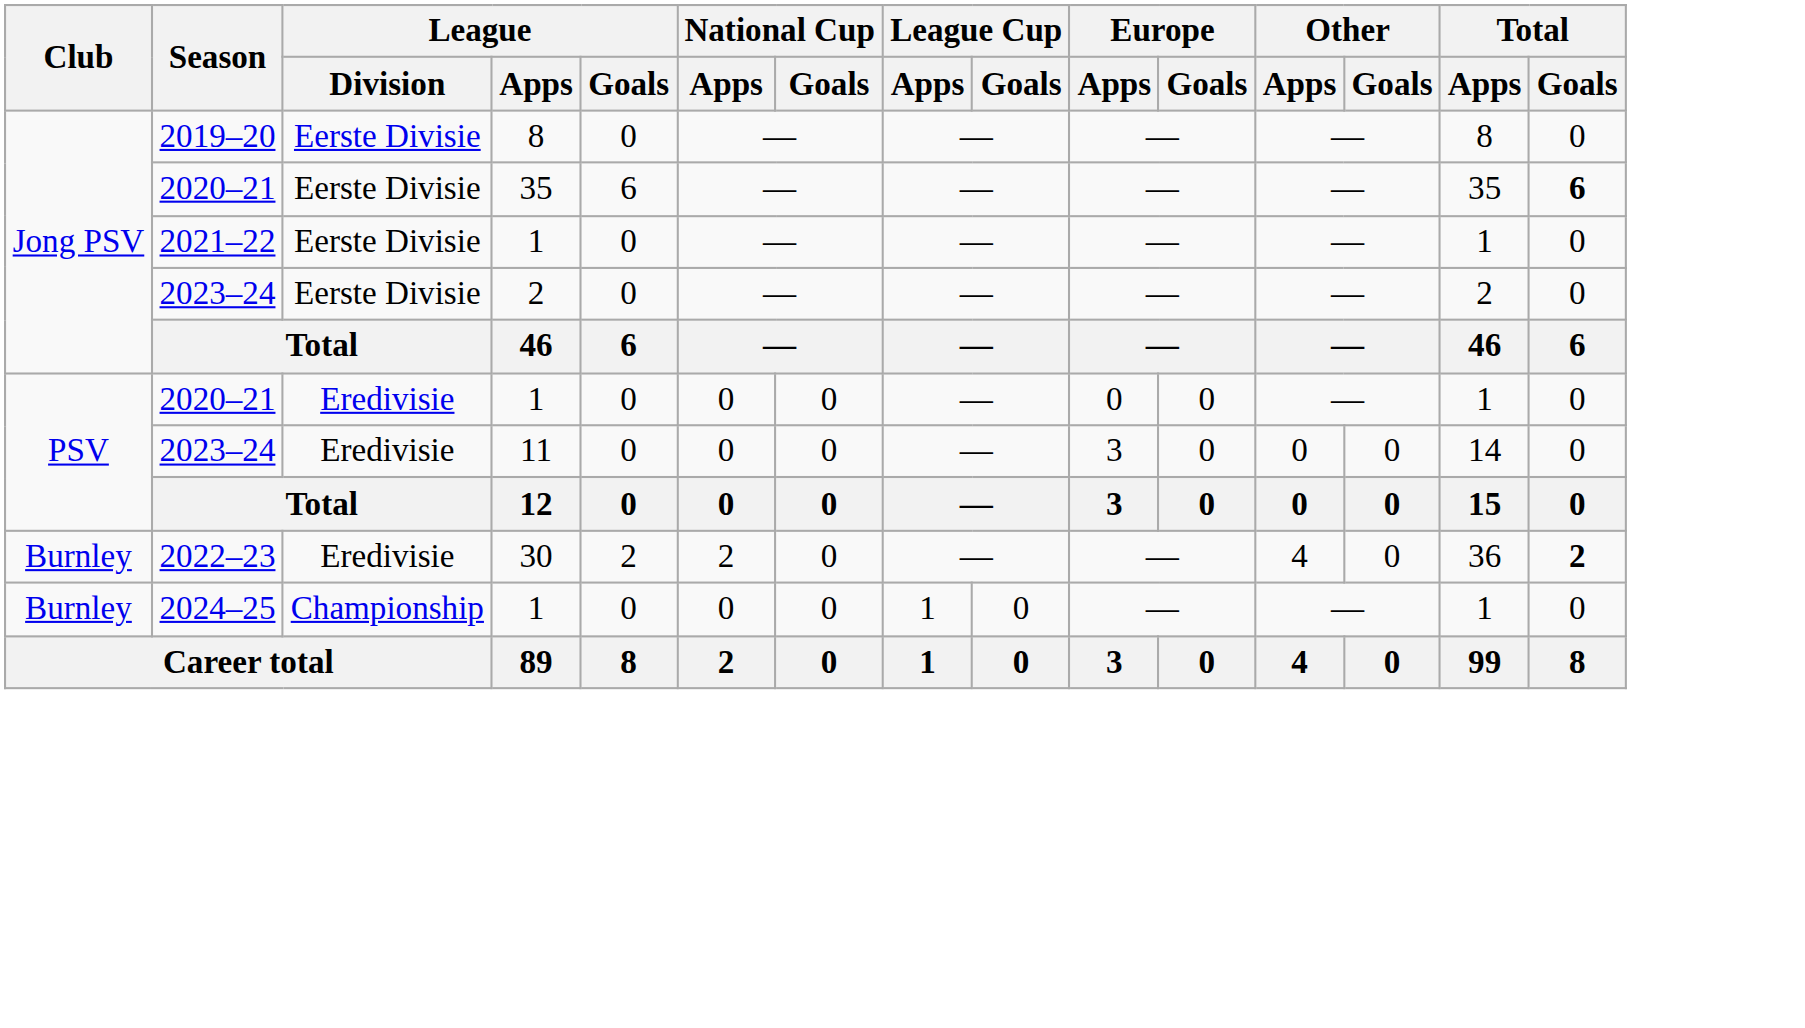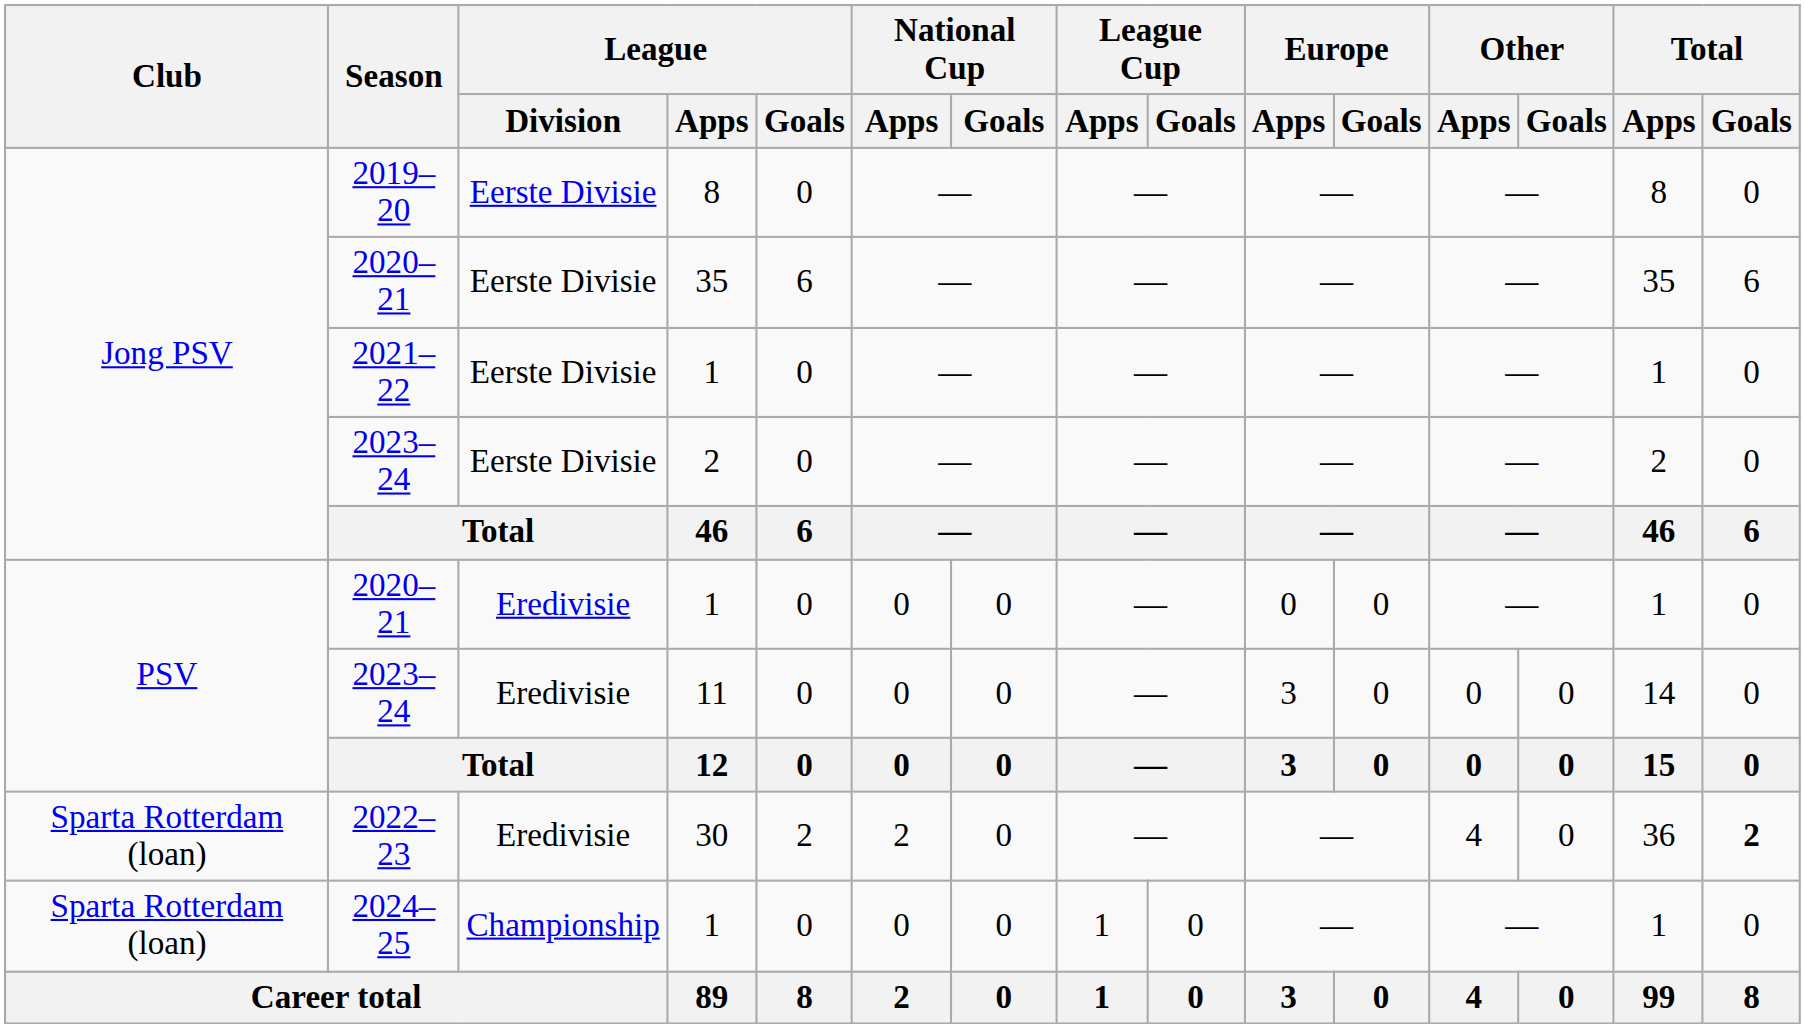(1577, 188) bold -> (1752, 281) normal
(78, 556) Burnley -> (167, 835) Sparta Rotterdam (loan)
(78, 608) Burnley -> (167, 925) Sparta Rotterdam (loan)
